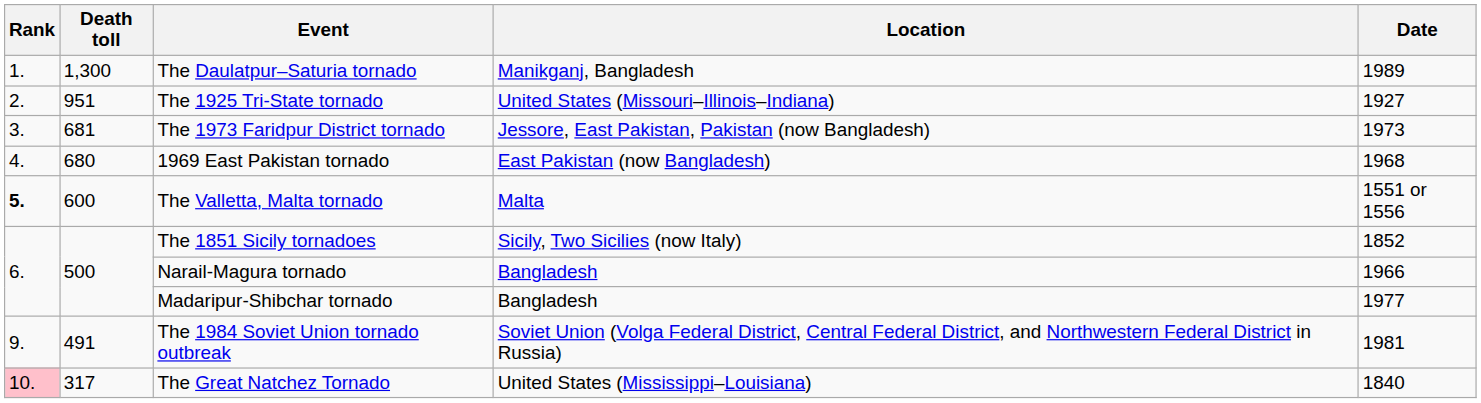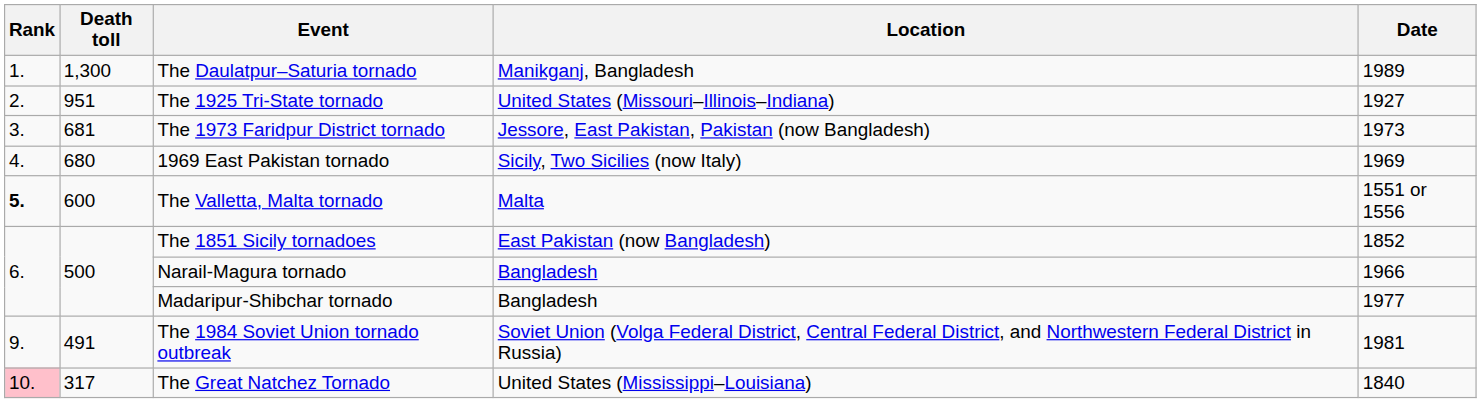(634, 160) East Pakistan (now Bangladesh) -> (620, 160) Sicily, Two Sicilies (now Italy)
(1384, 160) 1968 -> (1384, 160) 1969
(620, 241) Sicily, Two Sicilies (now Italy) -> (634, 241) East Pakistan (now Bangladesh)
